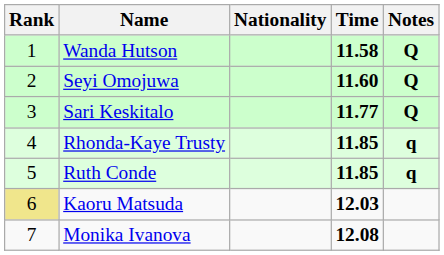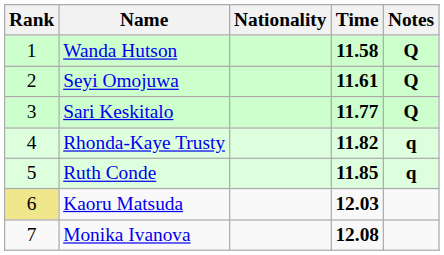(357, 81) 11.60 -> (357, 81) 11.61
(357, 142) 11.85 -> (357, 142) 11.82
